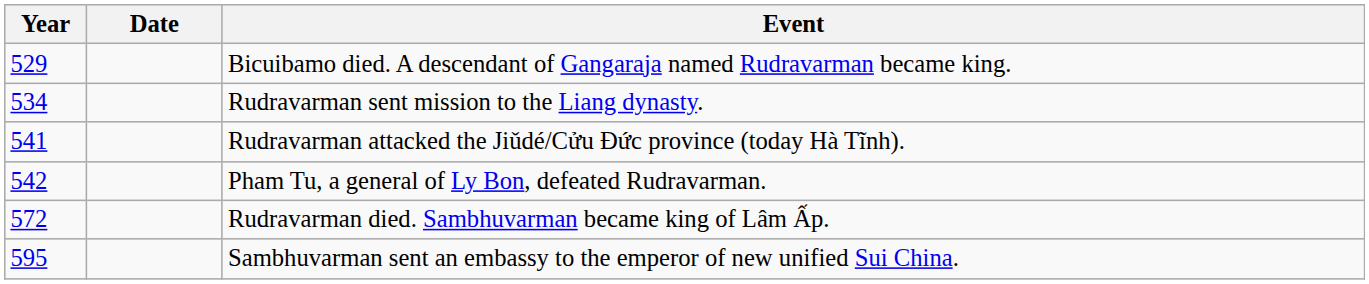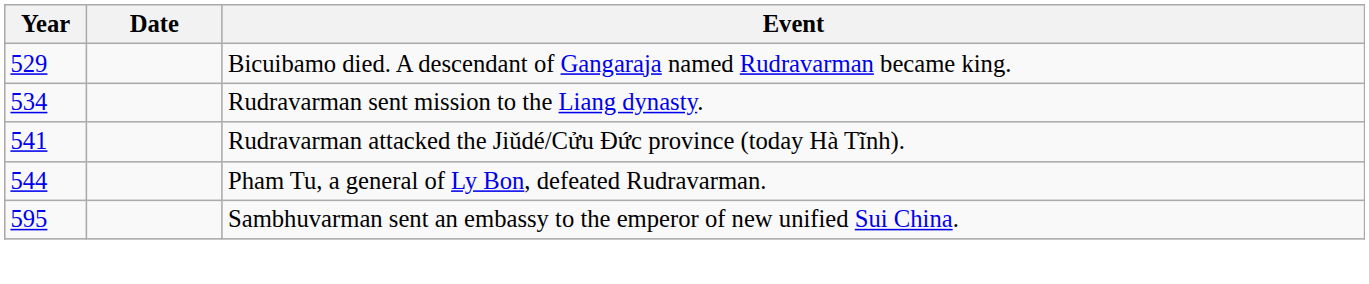(29, 180) 542 -> (29, 180) 544
- row: (529, 219)
